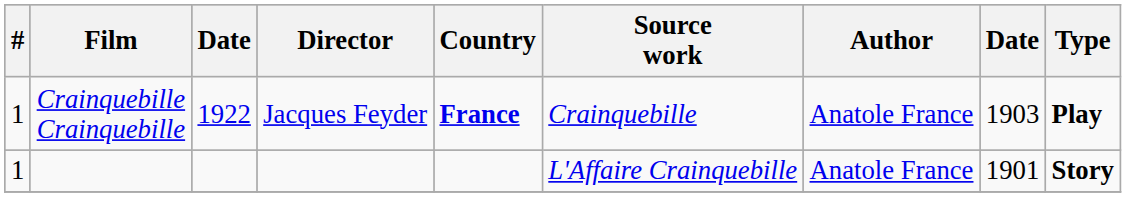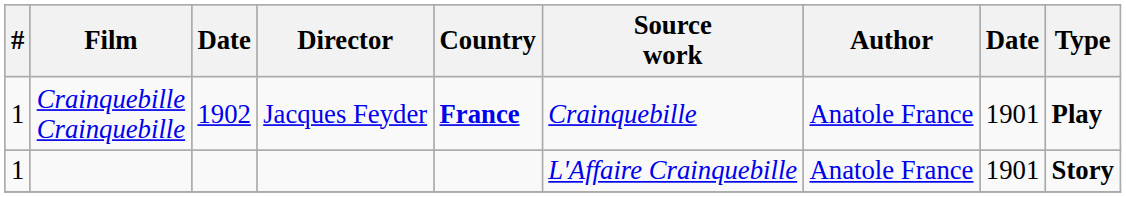(224, 113) 1922 -> (224, 113) 1902
(1013, 113) 1903 -> (1013, 113) 1901
